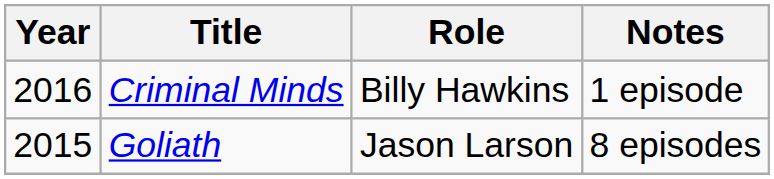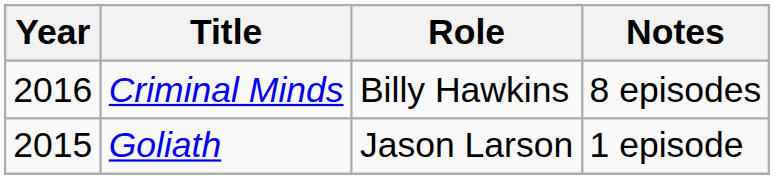(667, 88) 1 episode -> (675, 88) 8 episodes
(675, 145) 8 episodes -> (667, 145) 1 episode
